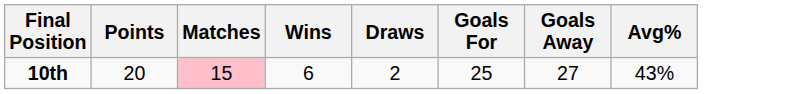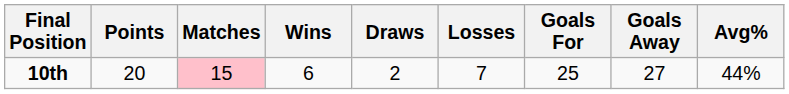+ column: (481, 31)
(654, 73) 43% -> (741, 73) 44%
